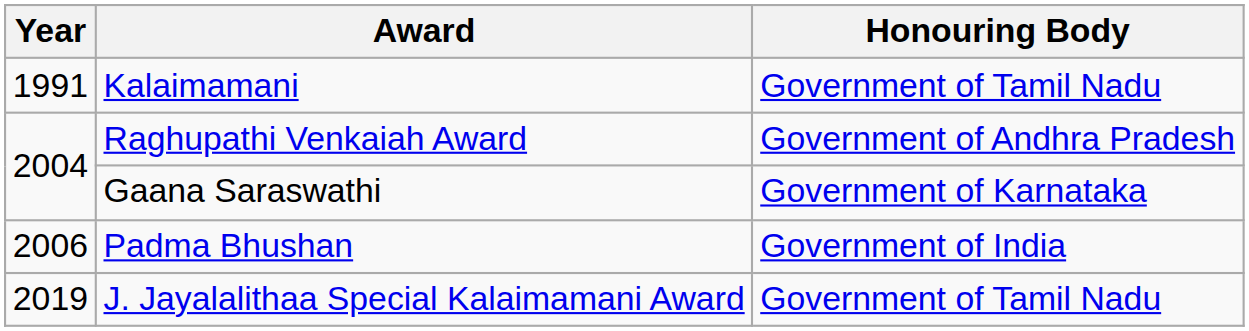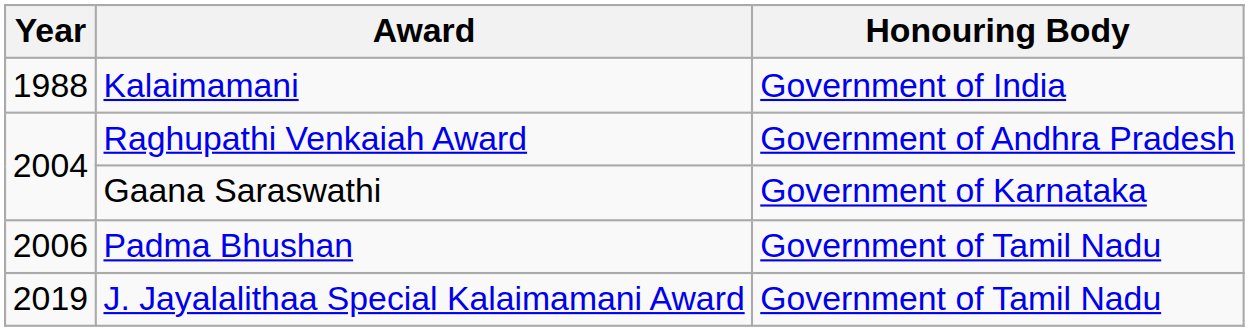(50, 84) 1991 -> (50, 84) 1988
(961, 84) Government of Tamil Nadu -> (913, 84) Government of India
(913, 245) Government of India -> (961, 245) Government of Tamil Nadu
